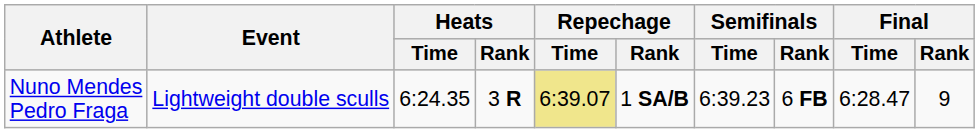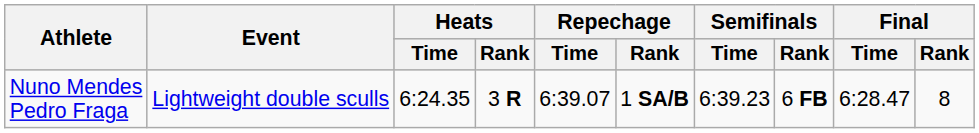(575, 99) khaki background -> (575, 99) no background
(945, 99) 9 -> (945, 99) 8
